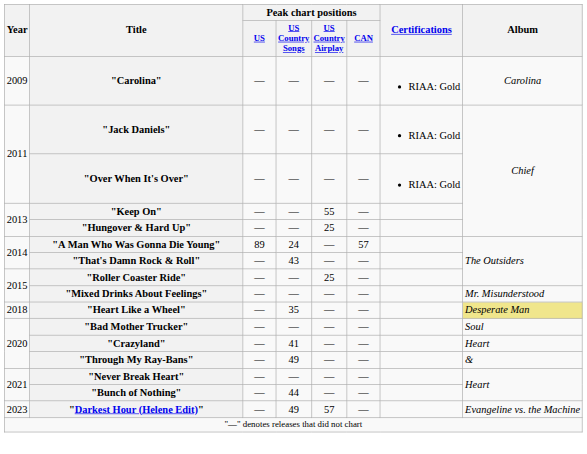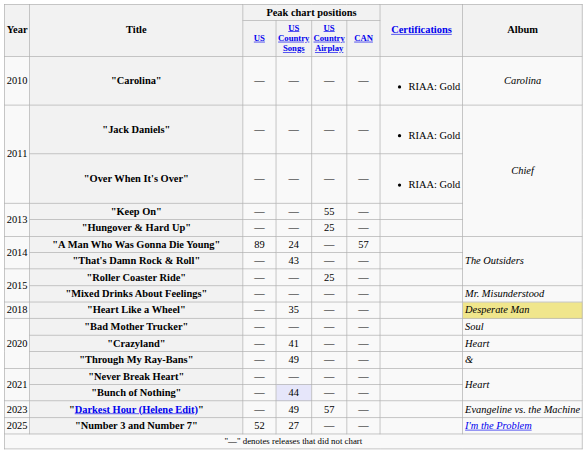(17, 80) 2009 -> (17, 80) 2010
(294, 392) no background -> (294, 392) lavender background
+ row: (136, 425)
